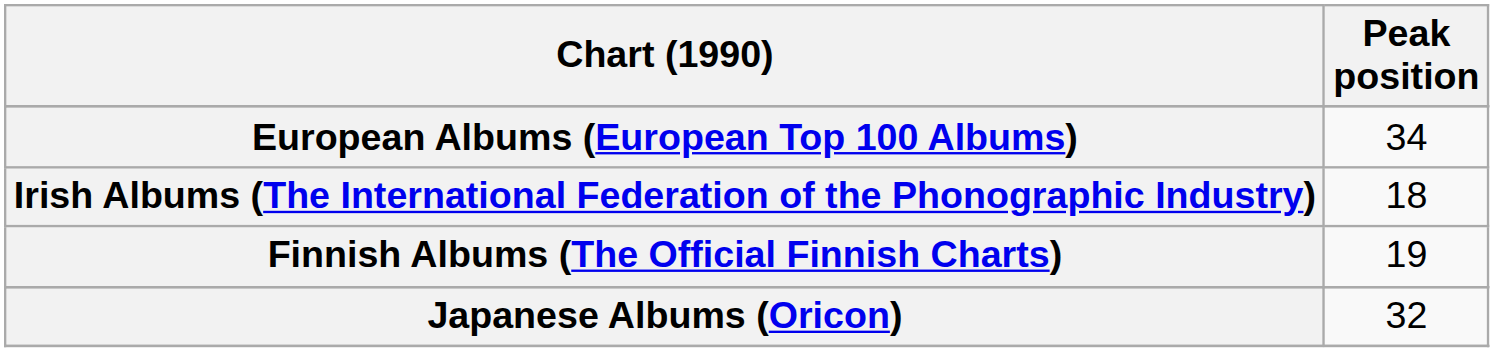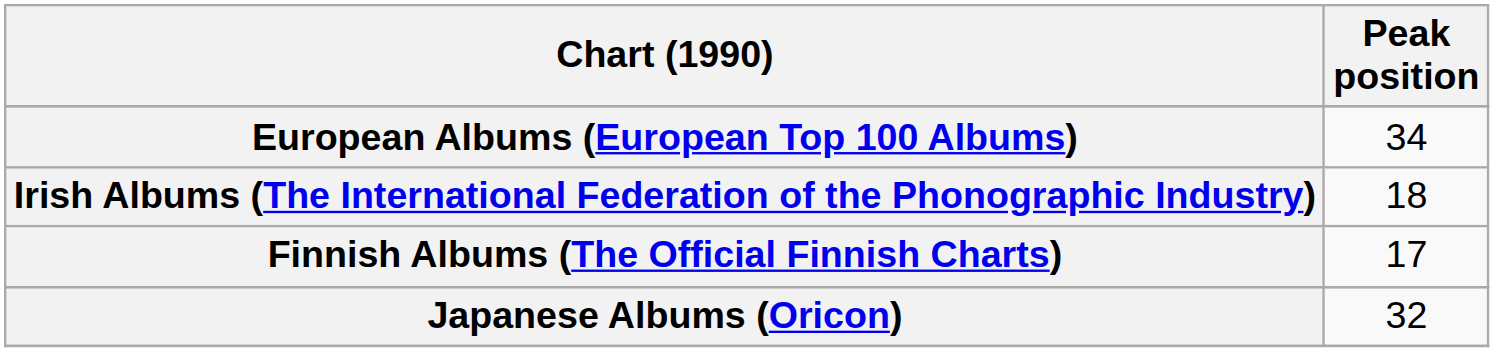(1406, 255) 19 -> (1406, 255) 17
